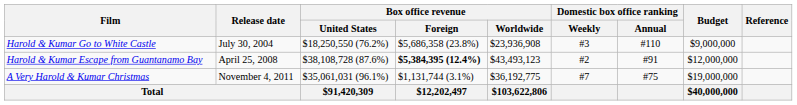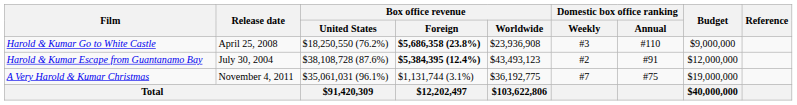(246, 44) July 30, 2004 -> (248, 44) April 25, 2008
(438, 44) normal -> (439, 44) bold
(248, 60) April 25, 2008 -> (246, 60) July 30, 2004
